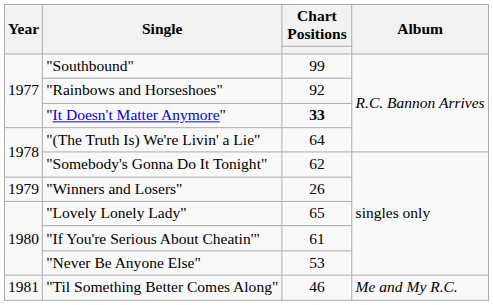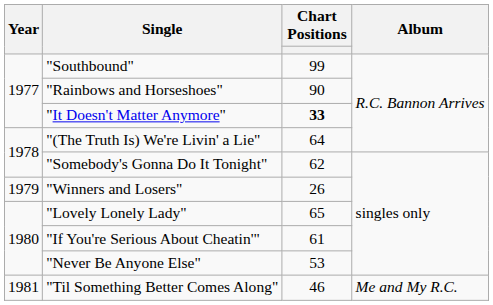(317, 90) 92 -> (317, 90) 90
